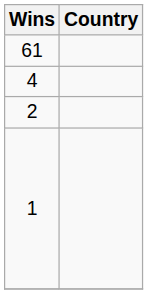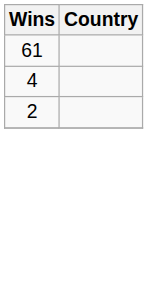- row: (32, 208)
